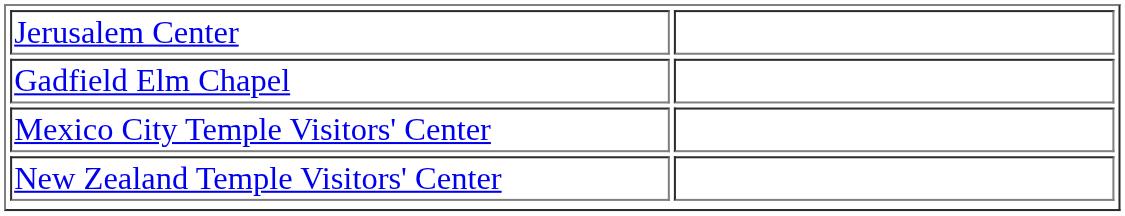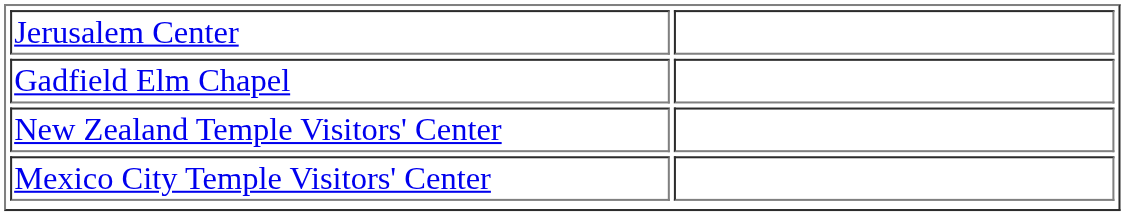rows swapped: (253, 129) <-> (258, 178)
